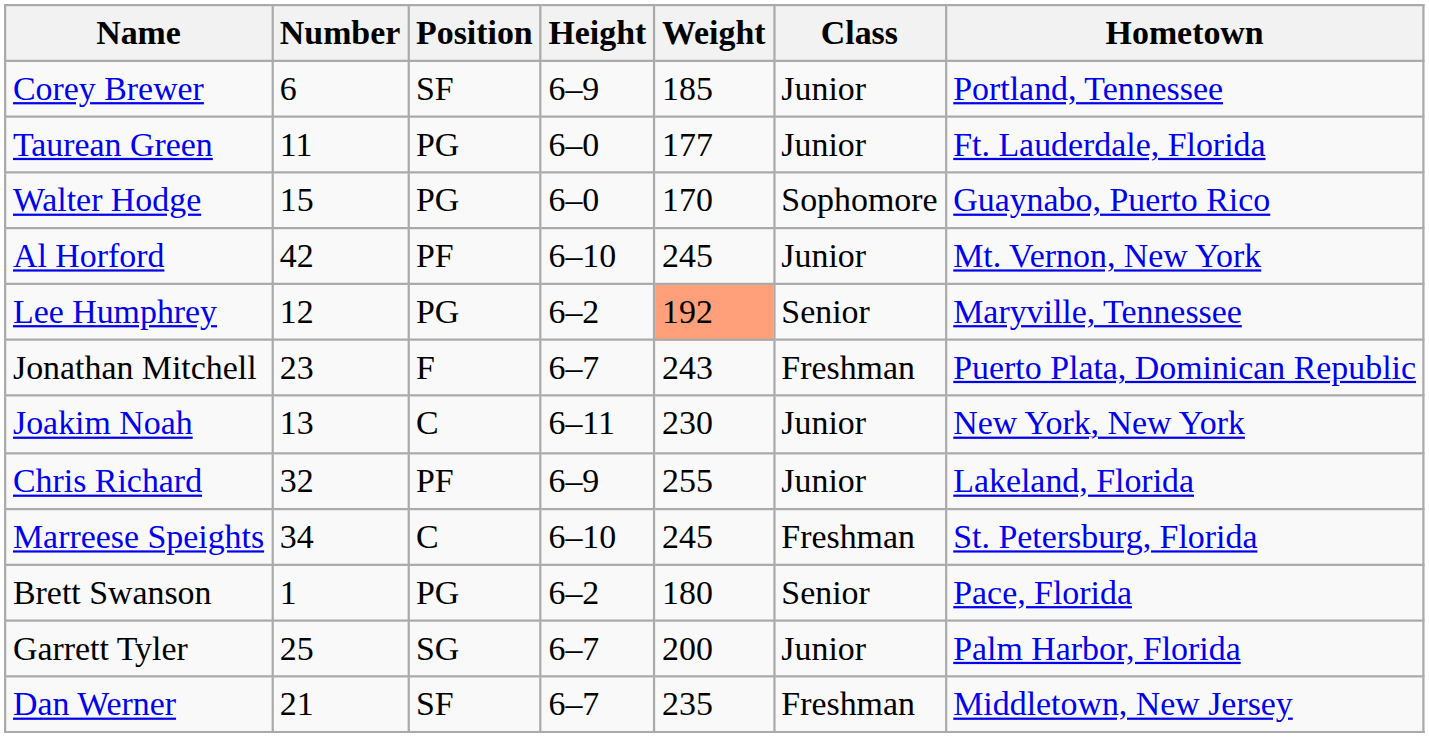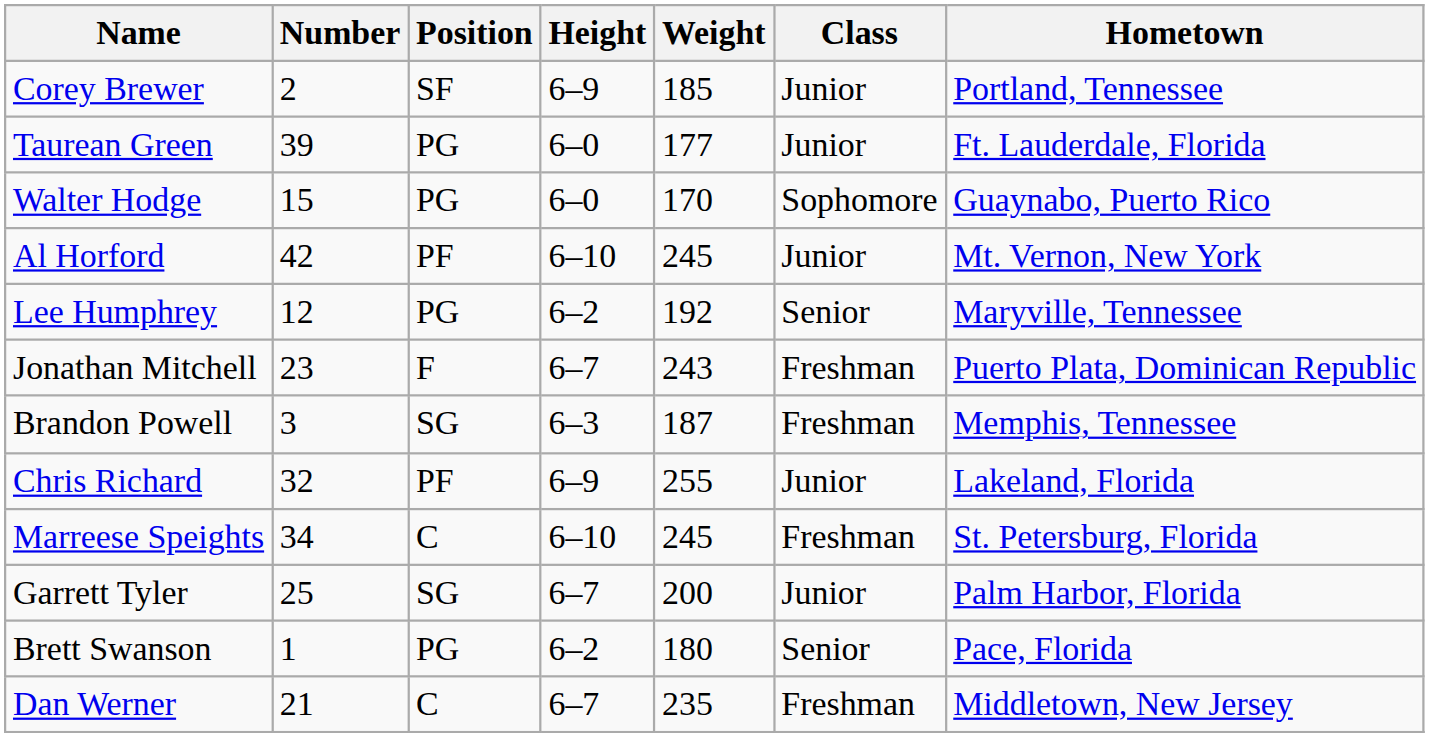(288, 88) 6 -> (288, 88) 2
(296, 144) 11 -> (297, 144) 39
(687, 312) lightsalmon background -> (687, 312) no background
- row: (103, 423)
+ row: (123, 423)
rows swapped: (112, 591) <-> (100, 647)
(435, 703) SF -> (427, 703) C
